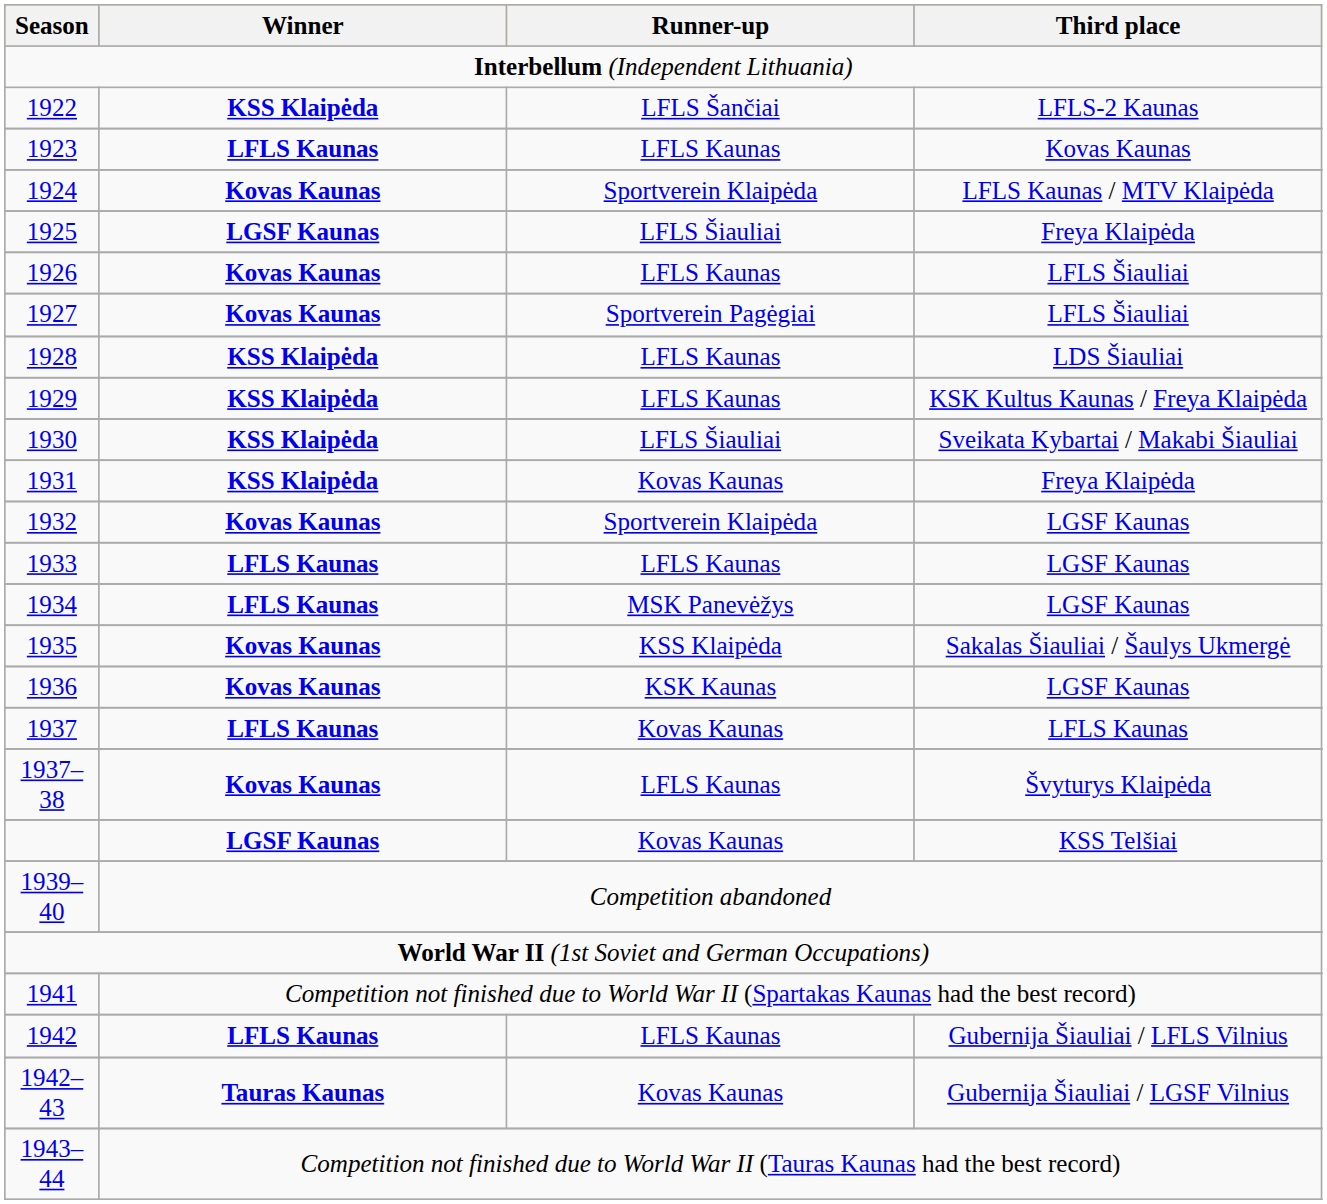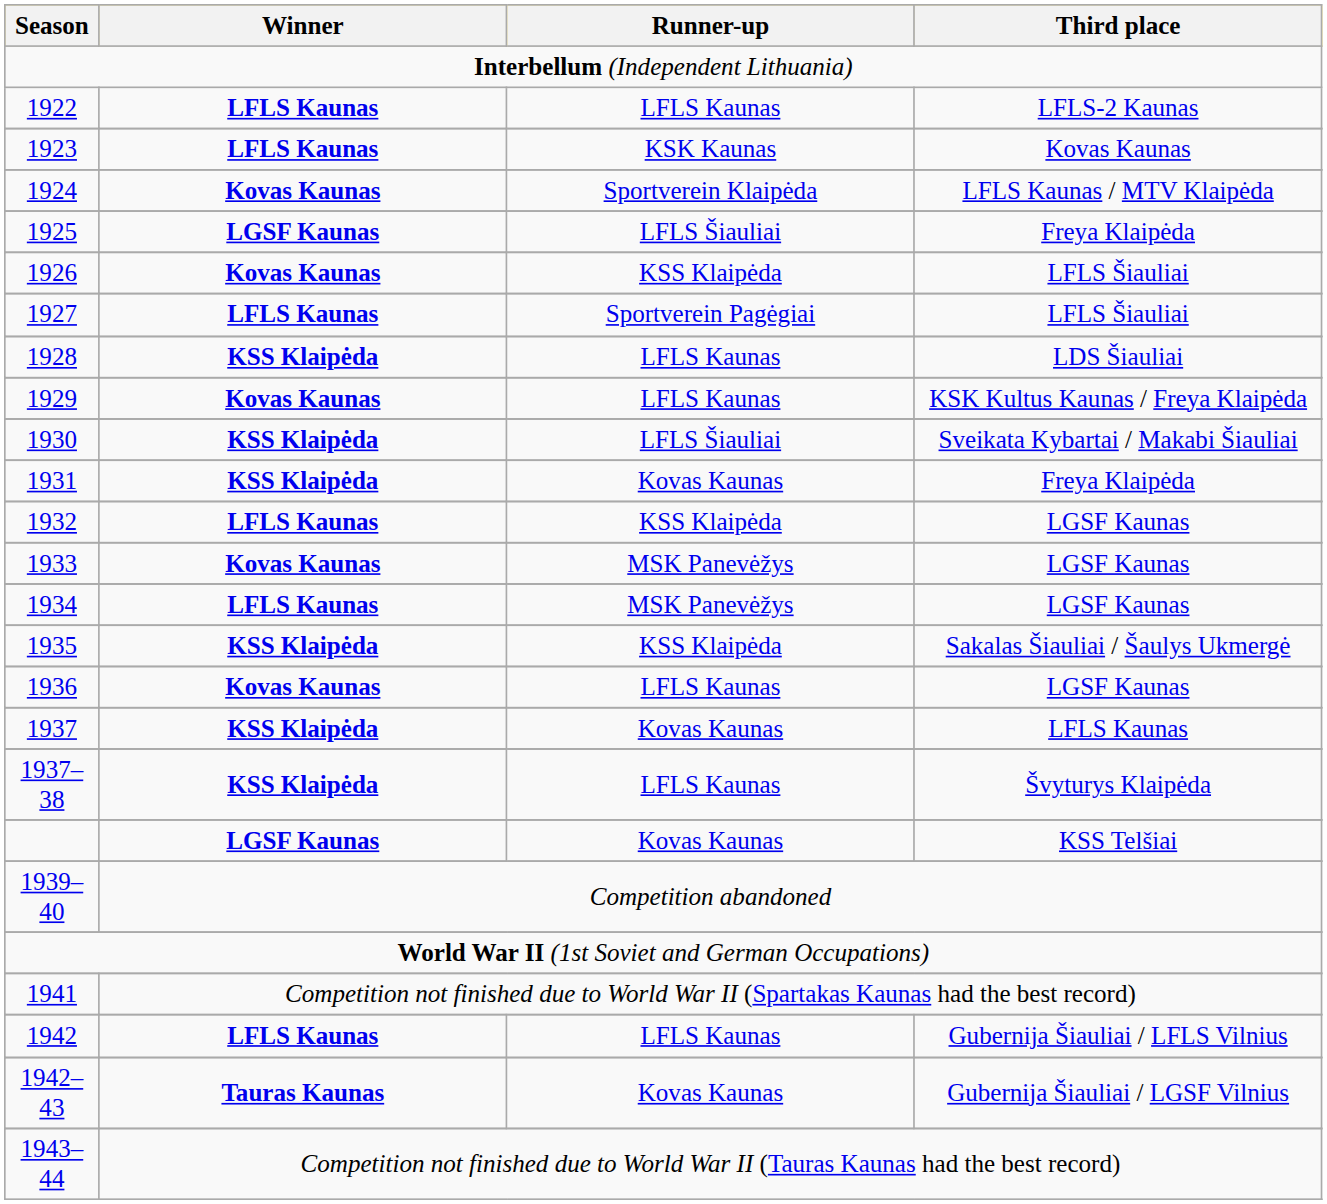(303, 108) KSS Klaipėda -> (303, 108) LFLS Kaunas
(710, 108) LFLS Šančiai -> (710, 108) LFLS Kaunas
(710, 149) LFLS Kaunas -> (710, 149) KSK Kaunas
(710, 273) LFLS Kaunas -> (710, 273) KSS Klaipėda
(303, 314) Kovas Kaunas -> (303, 314) LFLS Kaunas
(303, 397) KSS Klaipėda -> (303, 397) Kovas Kaunas
(303, 521) Kovas Kaunas -> (303, 521) LFLS Kaunas
(710, 521) Sportverein Klaipėda -> (710, 521) KSS Klaipėda
(303, 562) LFLS Kaunas -> (303, 562) Kovas Kaunas
(710, 562) LFLS Kaunas -> (710, 562) MSK Panevėžys
(303, 645) Kovas Kaunas -> (303, 645) KSS Klaipėda
(710, 687) KSK Kaunas -> (710, 687) LFLS Kaunas
(303, 728) LFLS Kaunas -> (303, 728) KSS Klaipėda
(303, 784) Kovas Kaunas -> (303, 784) KSS Klaipėda
